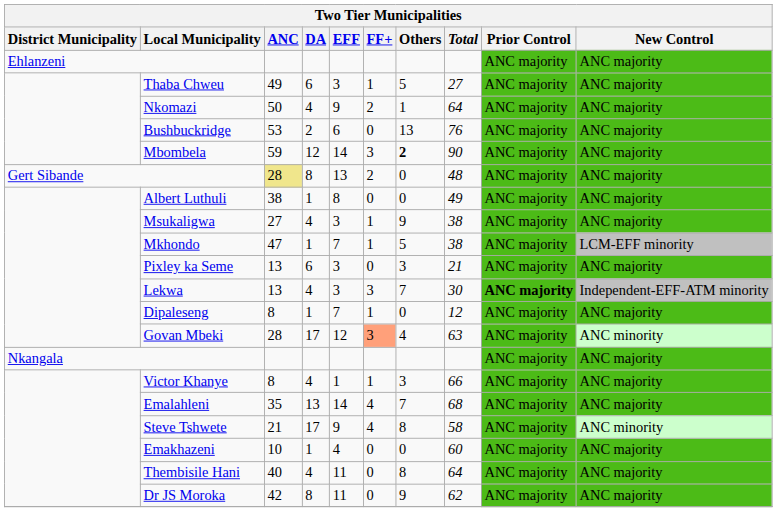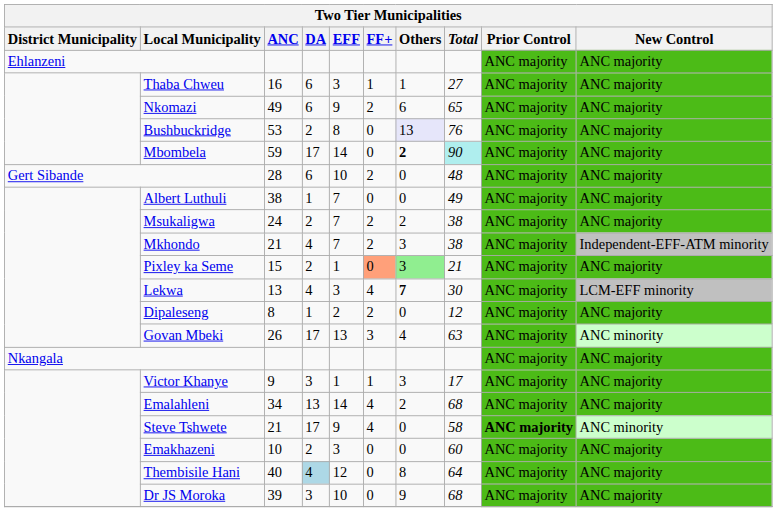(275, 84) 49 -> (275, 84) 16
(403, 84) 5 -> (403, 84) 1
(275, 107) 50 -> (275, 107) 49
(309, 107) 4 -> (309, 107) 6
(403, 107) 1 -> (403, 107) 6
(455, 107) 64 -> (455, 107) 65
(336, 130) 6 -> (336, 130) 8
(406, 130) no background -> (406, 130) lavender background
(312, 152) 12 -> (312, 152) 17
(370, 152) 3 -> (370, 152) 0
(455, 152) no background -> (455, 152) paleturquoise background
(275, 175) khaki background -> (275, 175) no background
(309, 175) 8 -> (309, 175) 6
(340, 175) 13 -> (340, 175) 10
(336, 198) 8 -> (336, 198) 7
(275, 221) 27 -> (275, 221) 24
(309, 221) 4 -> (309, 221) 2
(336, 221) 3 -> (336, 221) 7
(370, 221) 1 -> (370, 221) 2
(403, 221) 9 -> (403, 221) 2
(275, 244) 47 -> (275, 244) 21
(309, 244) 1 -> (309, 244) 4
(370, 244) 1 -> (370, 244) 2
(403, 244) 5 -> (403, 244) 3
(637, 244) LCM-EFF minority -> (674, 244) Independent-EFF-ATM minority
(275, 267) 13 -> (275, 267) 15
(309, 267) 6 -> (309, 267) 2
(336, 267) 3 -> (336, 267) 1
(370, 267) no background -> (370, 267) lightsalmon background
(403, 267) no background -> (403, 267) lightgreen background
(370, 289) 3 -> (370, 289) 4
(403, 289) normal -> (403, 289) bold
(529, 289) bold -> (526, 289) normal
(674, 289) Independent-EFF-ATM minority -> (637, 289) LCM-EFF minority
(336, 312) 7 -> (336, 312) 2
(370, 312) 1 -> (370, 312) 2
(275, 335) 28 -> (275, 335) 26
(340, 335) 12 -> (340, 335) 13
(370, 335) lightsalmon background -> (370, 335) no background
(271, 381) 8 -> (271, 381) 9
(309, 381) 4 -> (309, 381) 3
(455, 381) 66 -> (455, 381) 17
(275, 404) 35 -> (275, 404) 34
(403, 404) 7 -> (403, 404) 2
(403, 426) 8 -> (403, 426) 0
(526, 426) normal -> (529, 426) bold
(309, 449) 1 -> (309, 449) 2
(336, 449) 4 -> (336, 449) 3
(309, 472) no background -> (309, 472) lightblue background
(340, 472) 11 -> (340, 472) 12
(275, 495) 42 -> (275, 495) 39
(309, 495) 8 -> (309, 495) 3
(340, 495) 11 -> (340, 495) 10
(455, 495) 62 -> (455, 495) 68
